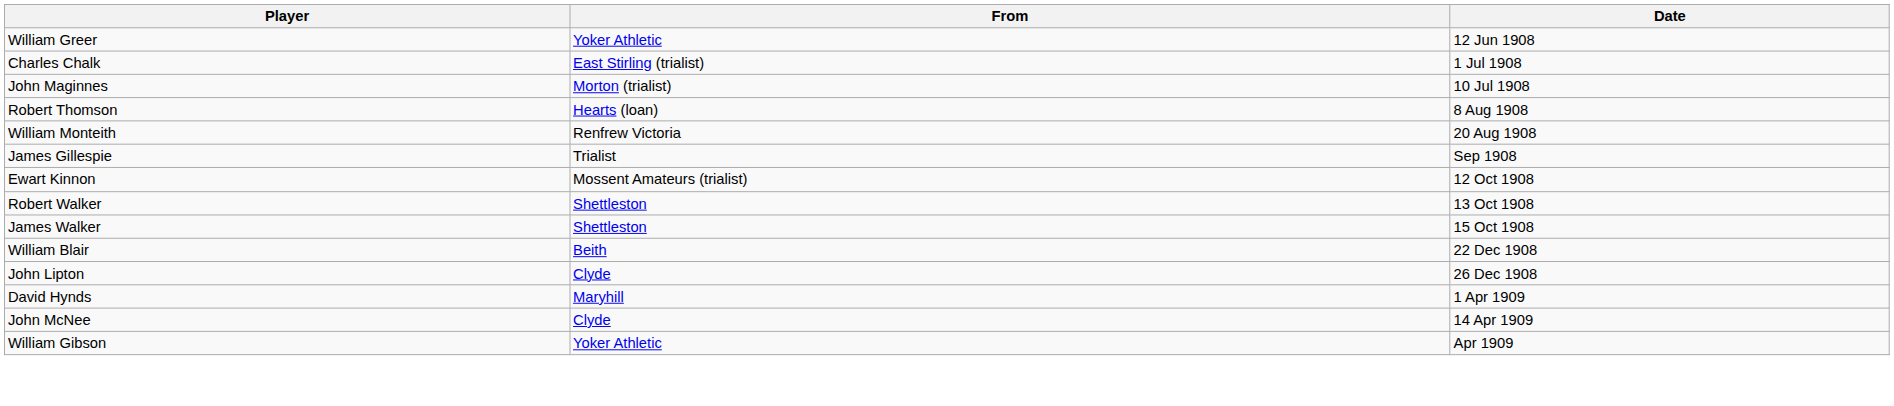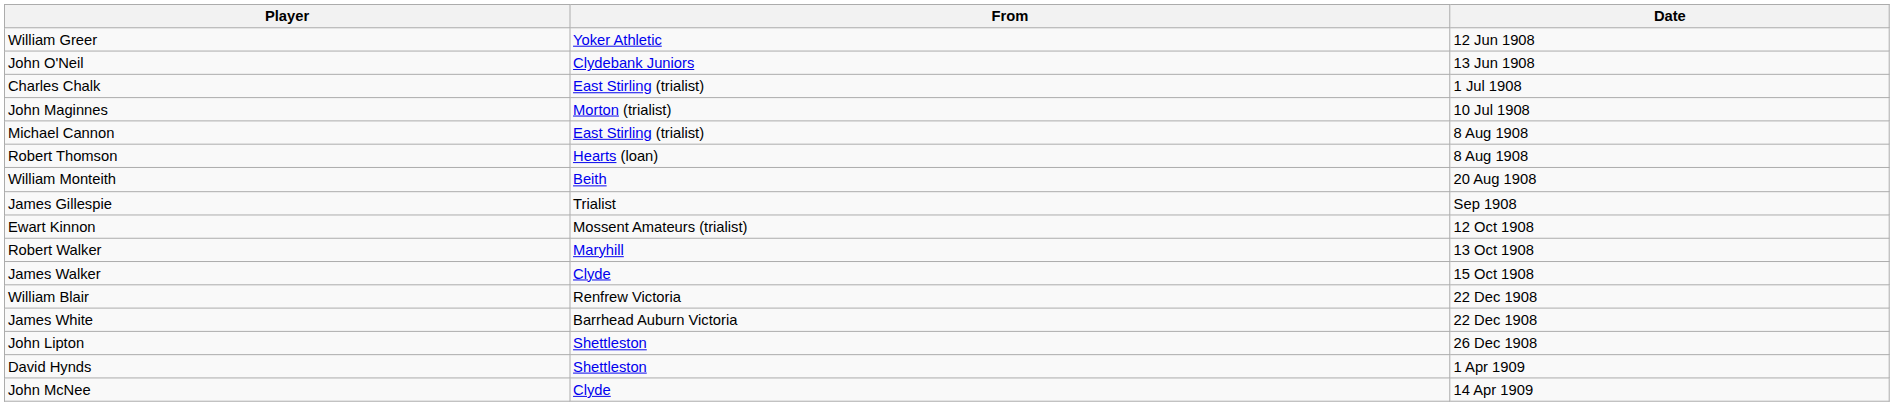+ row: (46, 63)
+ row: (61, 133)
(627, 133) Renfrew Victoria -> (590, 180) Beith
(610, 203) Shettleston -> (598, 250) Maryhill
(610, 226) Shettleston -> (592, 273) Clyde
(590, 250) Beith -> (627, 296) Renfrew Victoria
+ row: (50, 320)
(592, 273) Clyde -> (610, 343) Shettleston
(598, 296) Maryhill -> (610, 366) Shettleston
- row: (57, 343)
